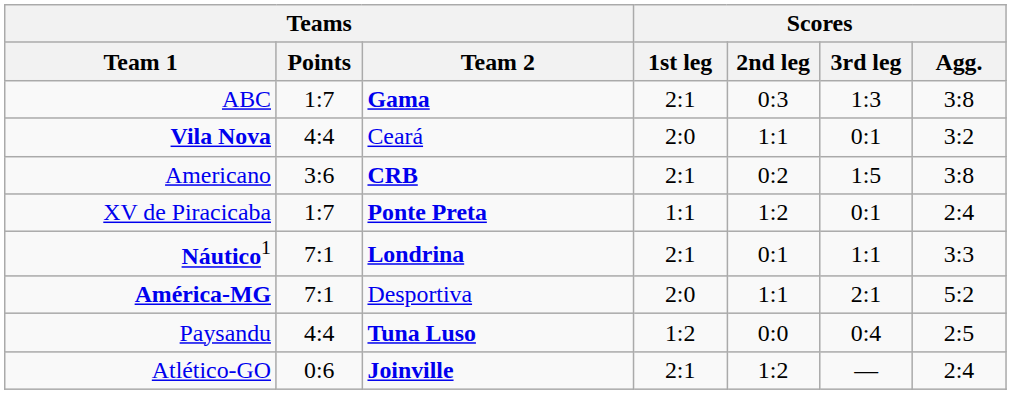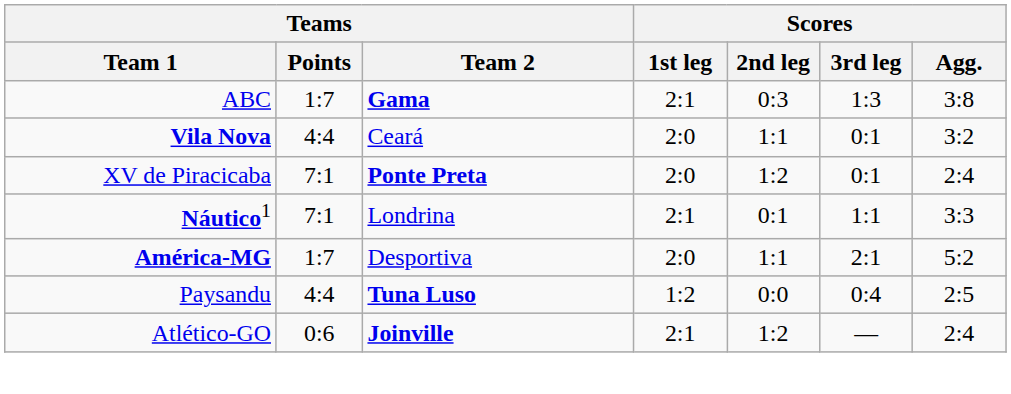- row: (218, 174)
(319, 212) 1:7 -> (319, 174) 7:1
(680, 212) 1:1 -> (680, 174) 2:0
(416, 253) bold -> (411, 215) normal
(319, 294) 7:1 -> (319, 256) 1:7
